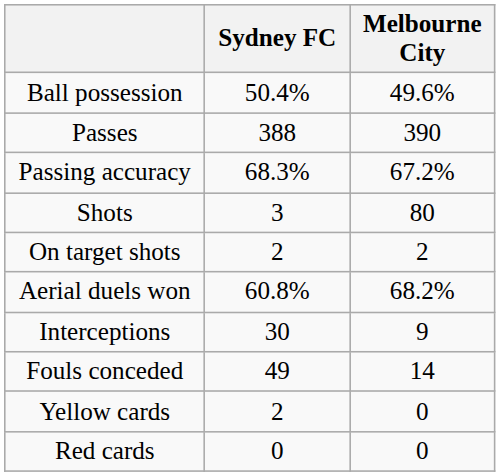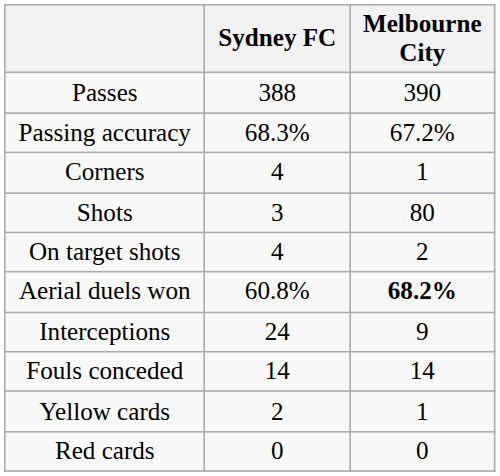- row: (105, 92)
+ row: (105, 172)
(277, 251) 2 -> (277, 251) 4
(422, 291) normal -> (422, 291) bold
(277, 331) 30 -> (277, 331) 24
(277, 371) 49 -> (277, 371) 14
(422, 411) 0 -> (422, 411) 1
